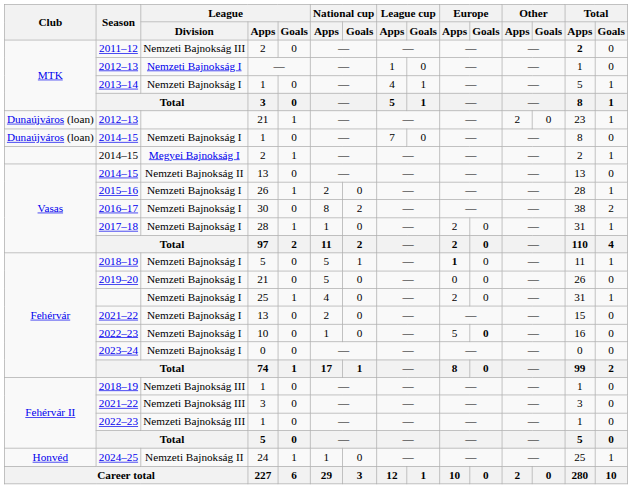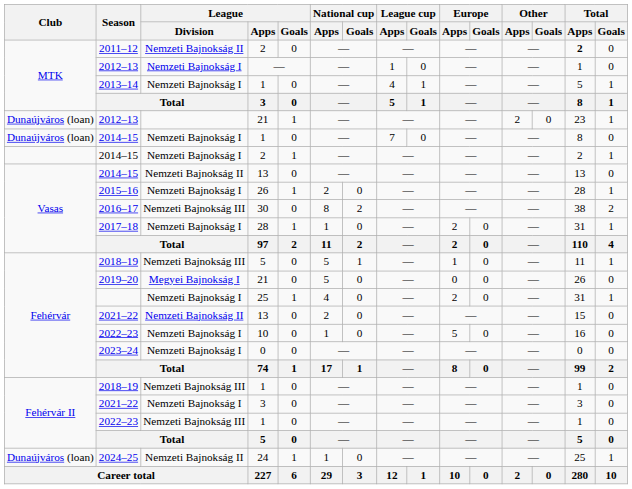(194, 48) Nemzeti Bajnokság III -> (194, 48) Nemzeti Bajnokság II
(194, 155) Megyei Bajnokság I -> (194, 155) Nemzeti Bajnokság I
(194, 208) Nemzeti Bajnokság I -> (194, 208) Nemzeti Bajnokság III
(194, 262) Nemzeti Bajnokság I -> (194, 262) Nemzeti Bajnokság III
(455, 262) bold -> (455, 262) normal
(194, 279) Nemzeti Bajnokság I -> (194, 279) Megyei Bajnokság I
(194, 315) Nemzeti Bajnokság I -> (194, 315) Nemzeti Bajnokság II
(486, 333) bold -> (486, 333) normal
(194, 404) Nemzeti Bajnokság III -> (194, 404) Nemzeti Bajnokság I
(50, 457) Honvéd -> (50, 457) Dunaújváros (loan)
